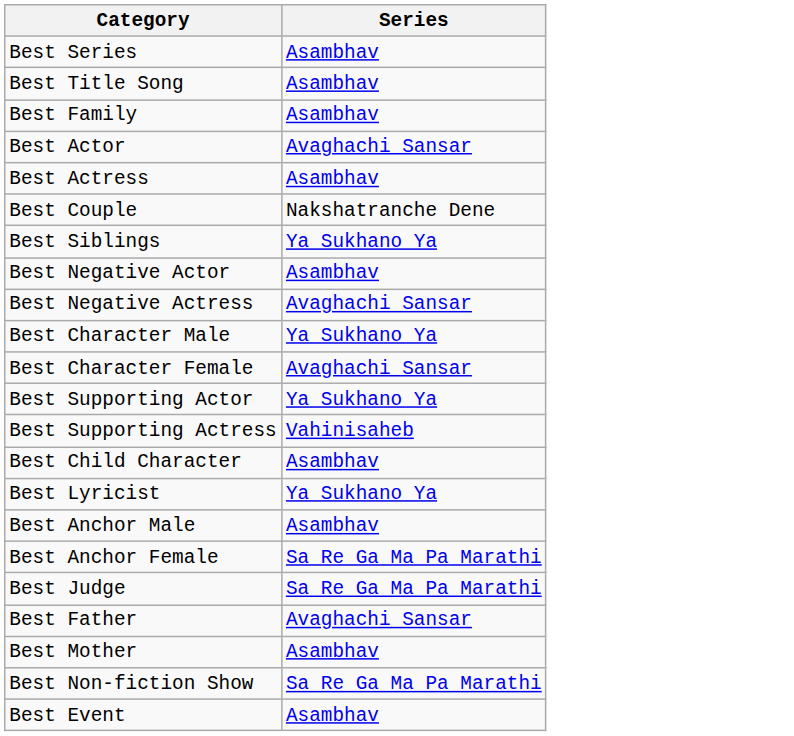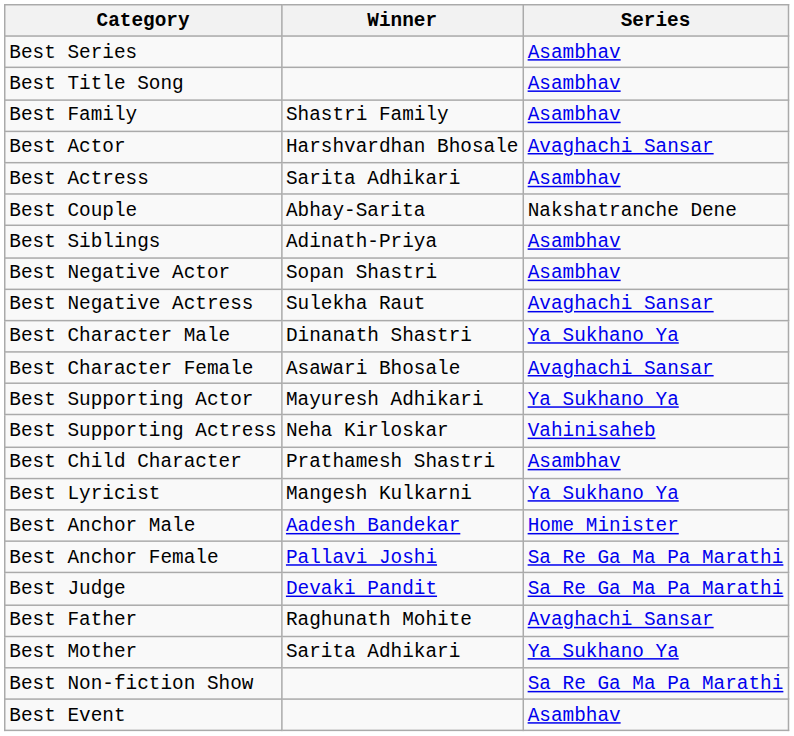+ column: (402, 21)
(361, 242) Ya Sukhano Ya -> (574, 242) Asambhav
(332, 526) Asambhav -> (603, 526) Home Minister
(332, 652) Asambhav -> (603, 652) Ya Sukhano Ya
